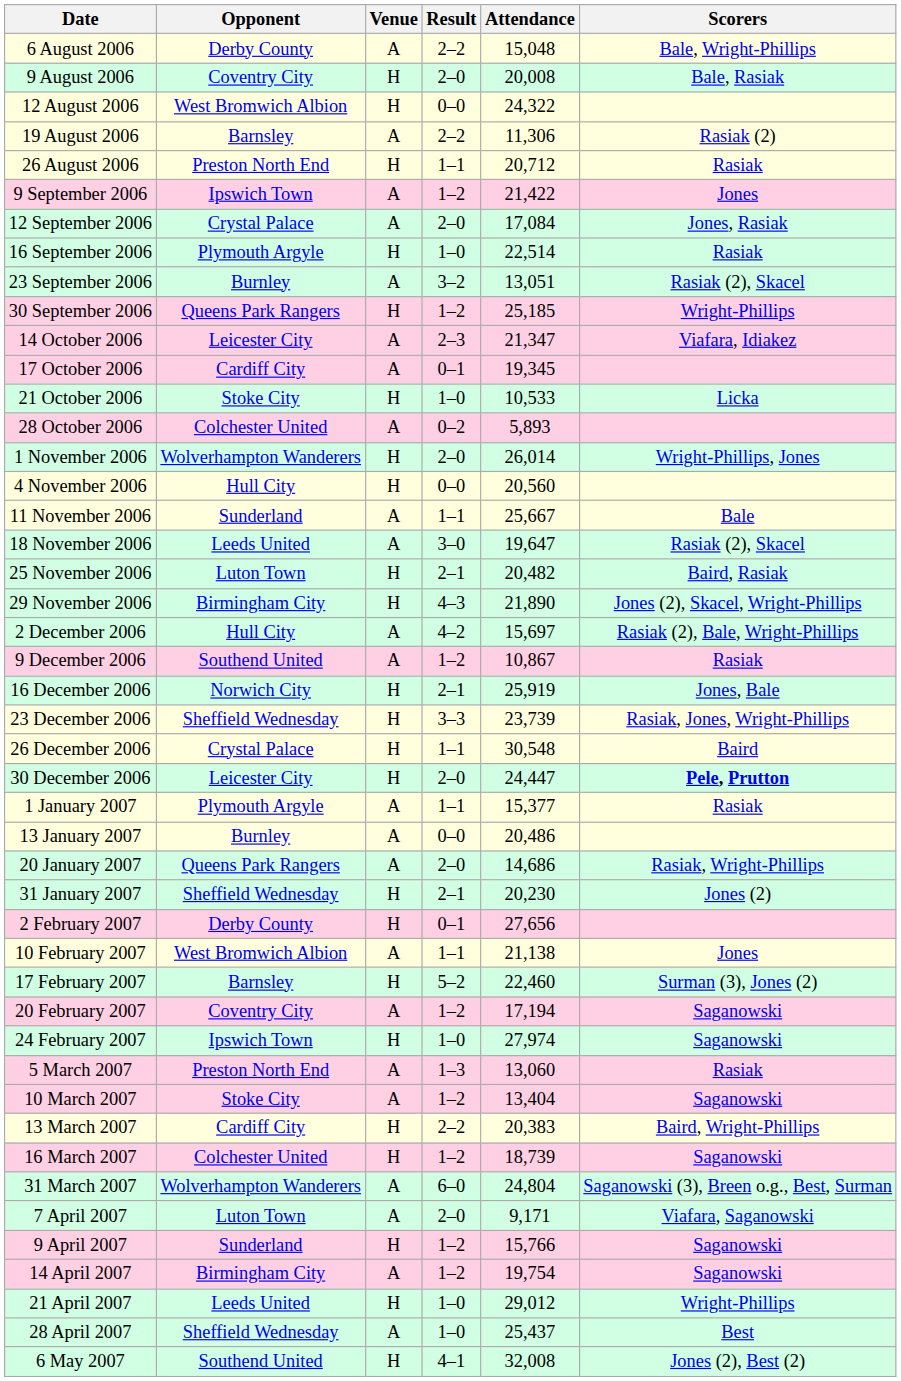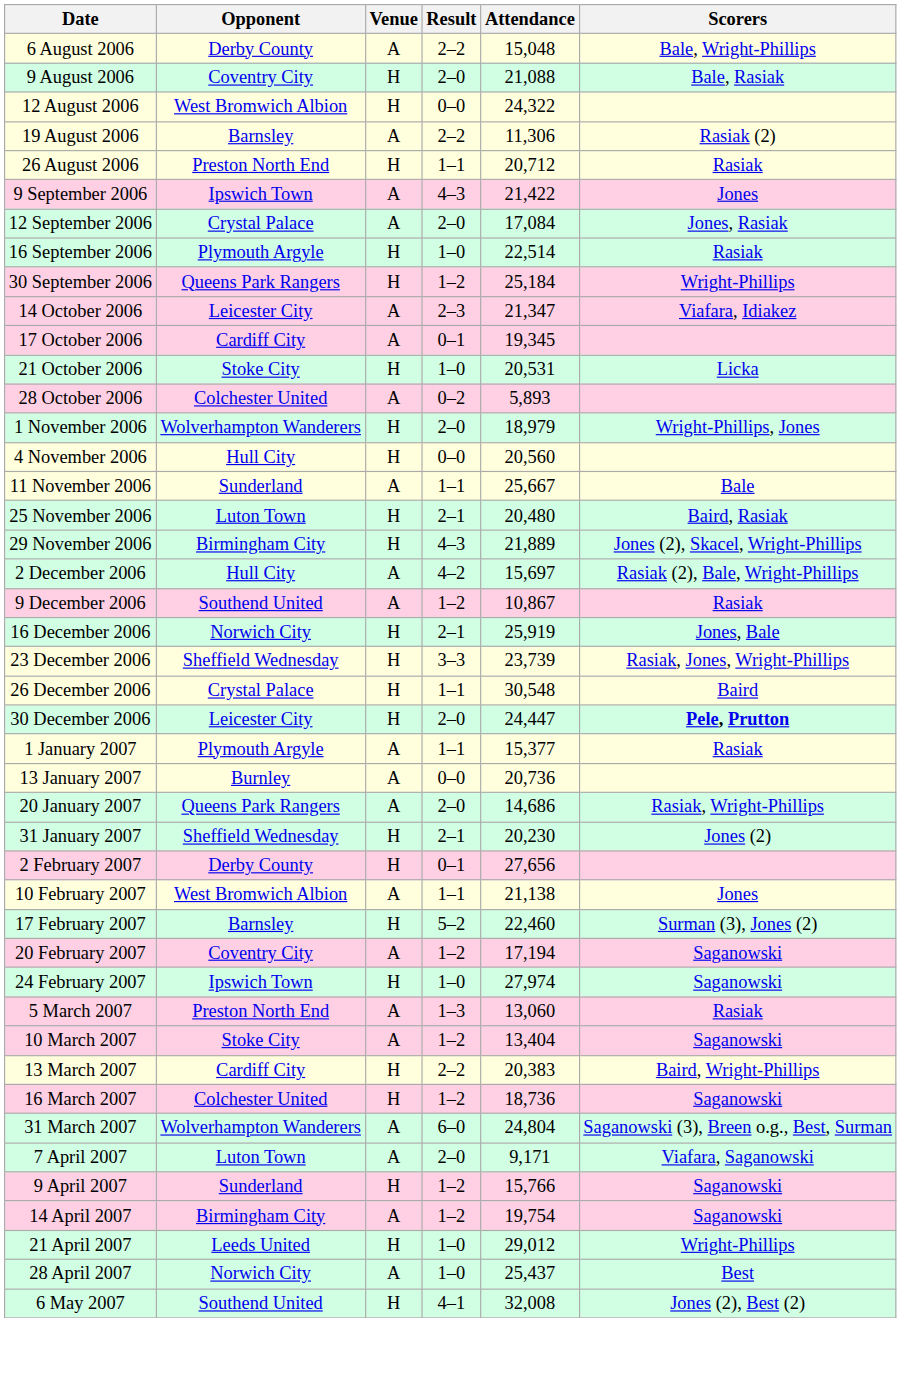(530, 77) 20,008 -> (530, 77) 21,088
(451, 194) 1–2 -> (451, 194) 4–3
- row: (80, 281)
(530, 310) 25,185 -> (530, 281) 25,184
(530, 398) 10,533 -> (530, 369) 20,531
(530, 456) 26,014 -> (530, 427) 18,979
- row: (80, 544)
(530, 573) 20,482 -> (530, 515) 20,480
(530, 602) 21,890 -> (530, 544) 21,889
(530, 836) 20,486 -> (530, 777) 20,736
(530, 1157) 18,739 -> (530, 1098) 18,736
(261, 1332) Sheffield Wednesday -> (261, 1273) Norwich City
